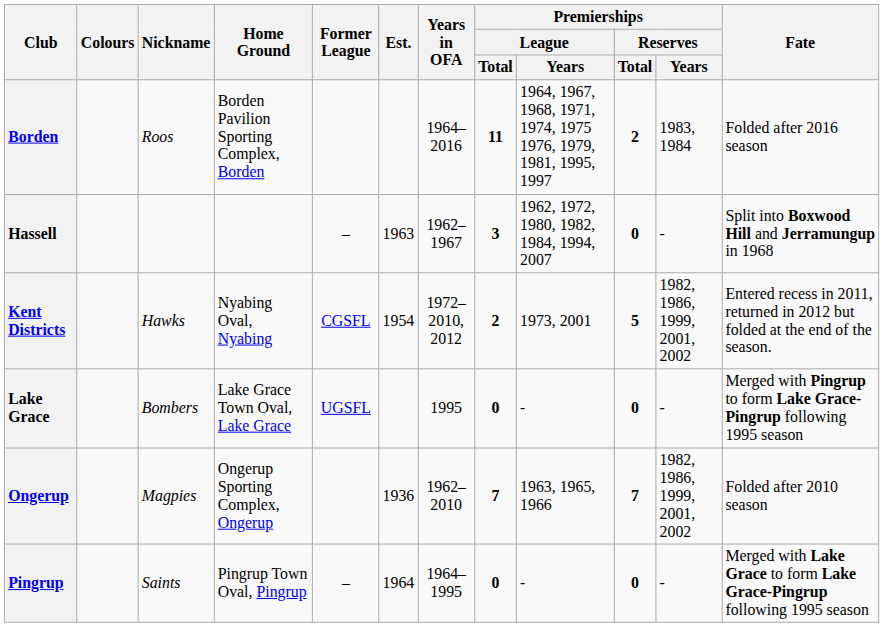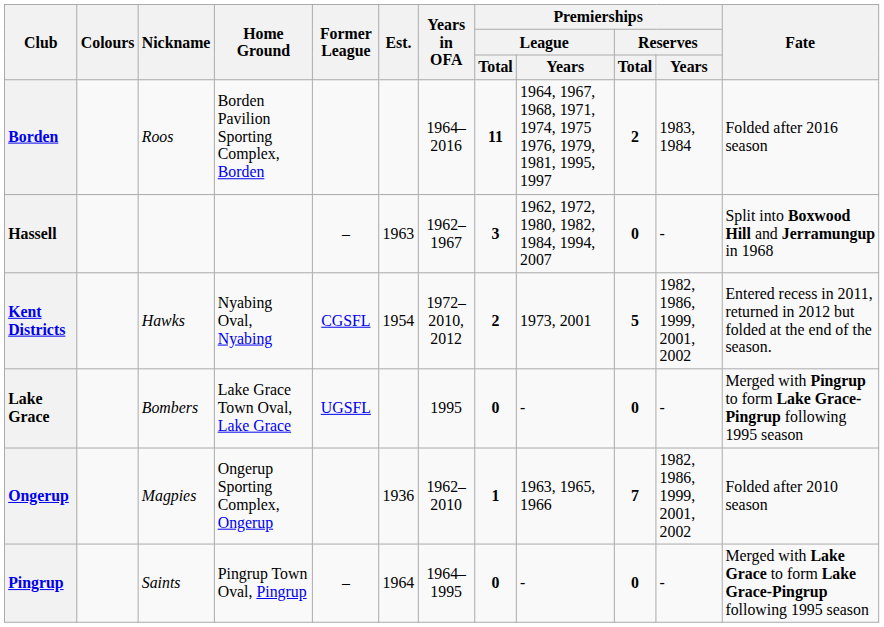(495, 495) 7 -> (495, 495) 1
